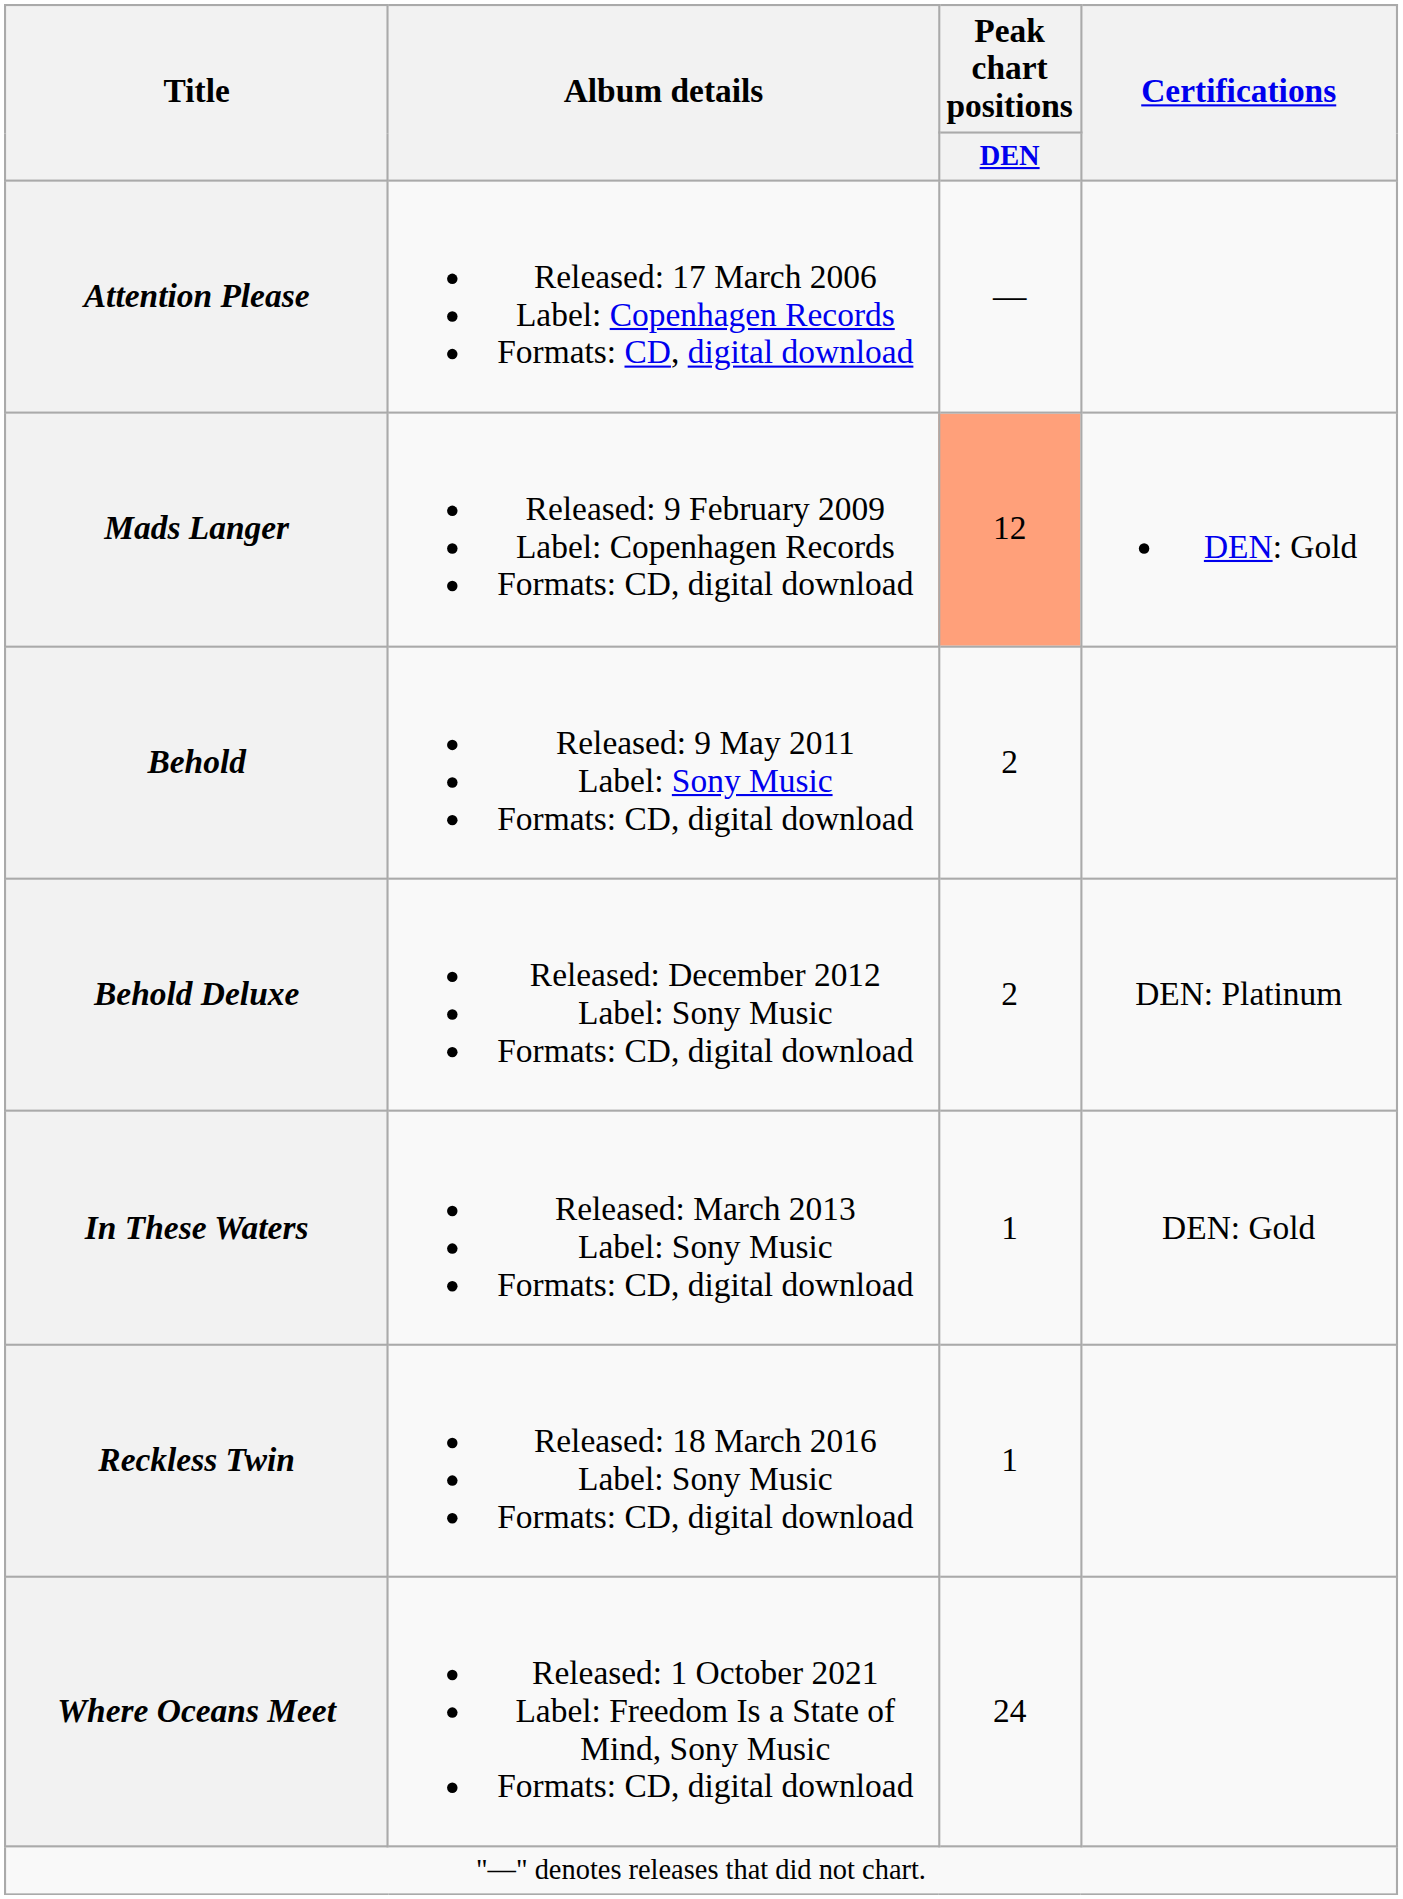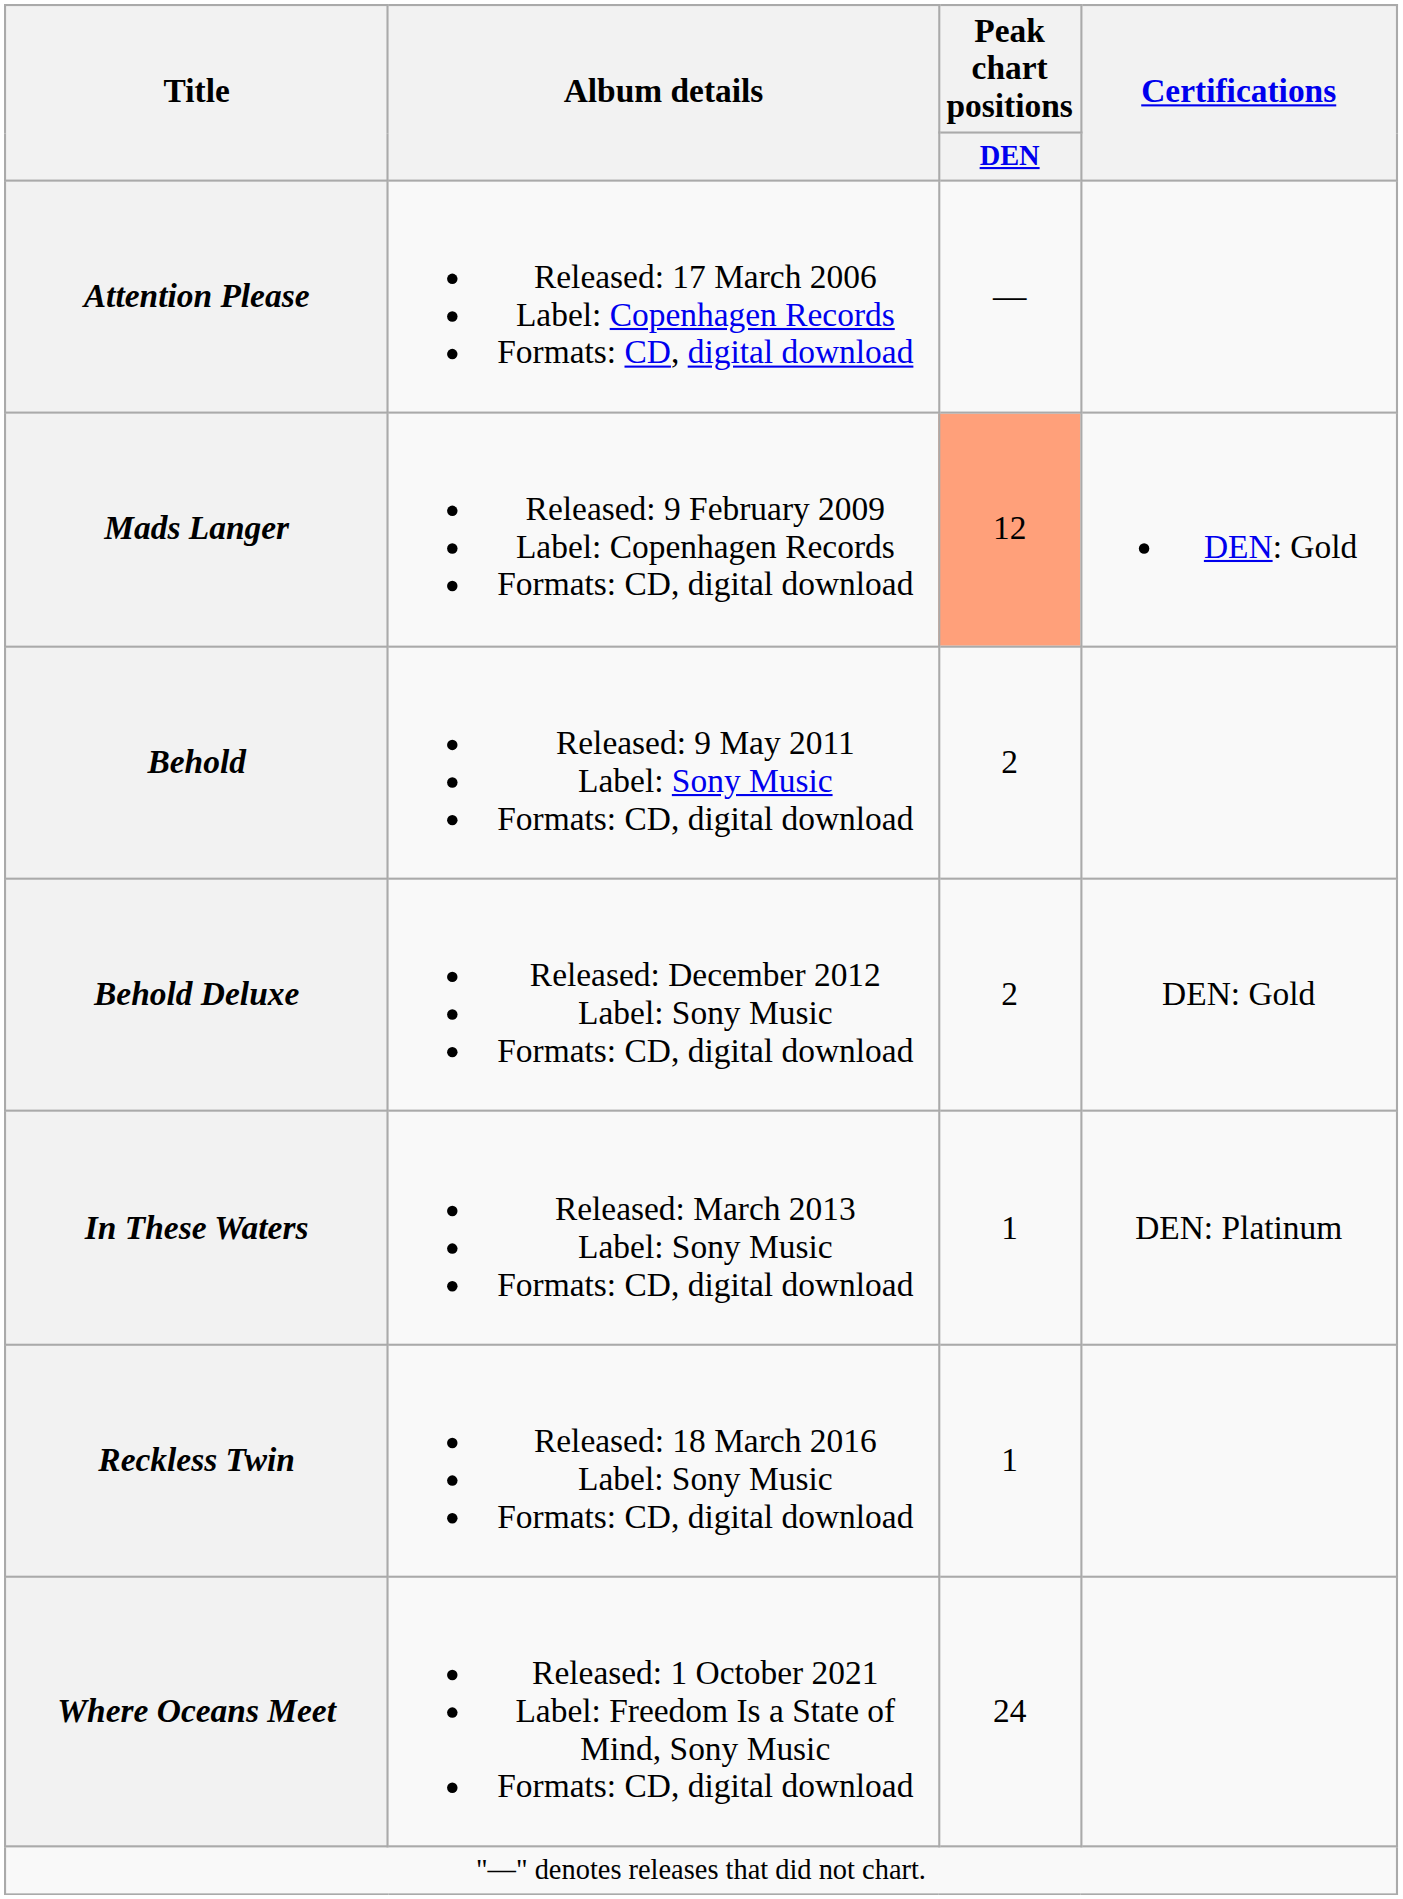(1239, 994) DEN: Platinum -> (1239, 994) DEN: Gold
(1239, 1227) DEN: Gold -> (1239, 1227) DEN: Platinum
